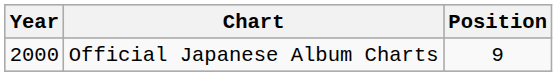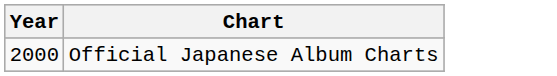- column: (498, 22)
